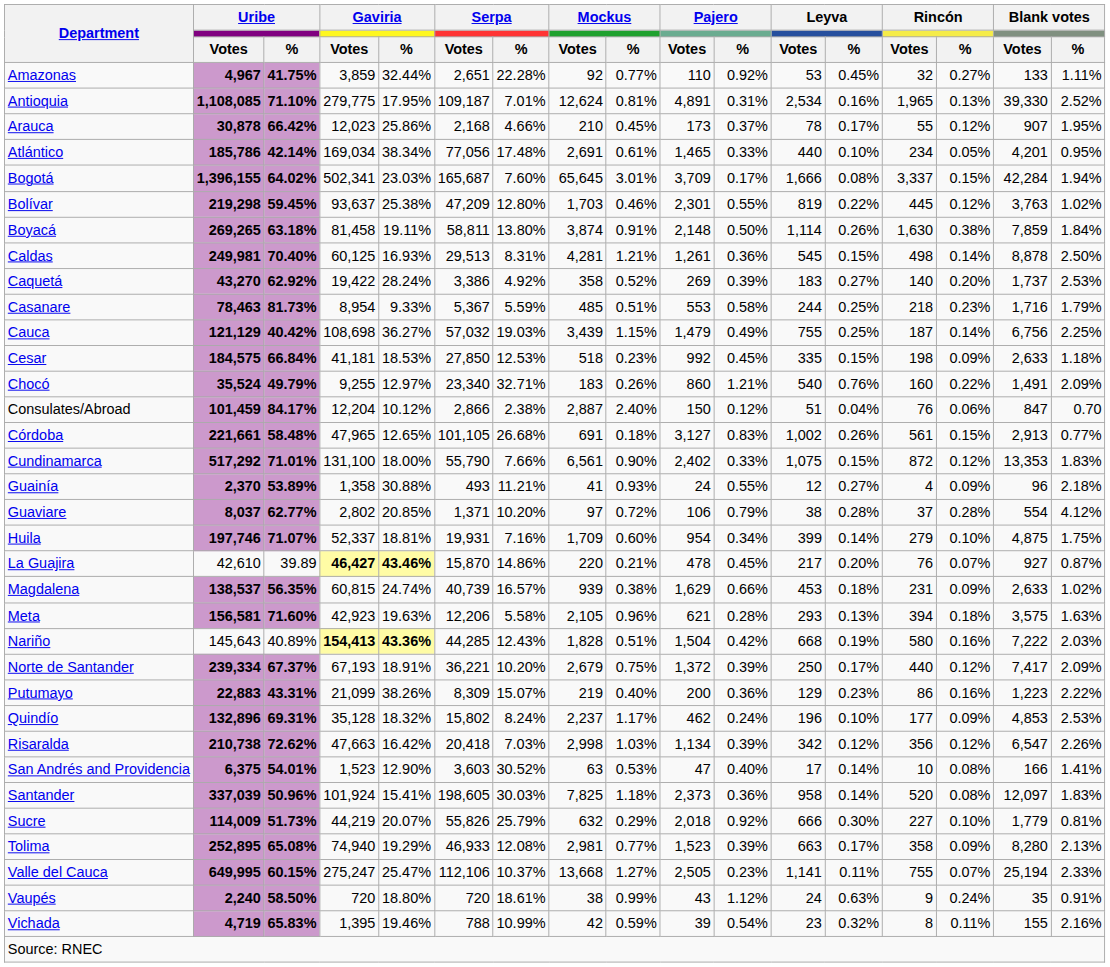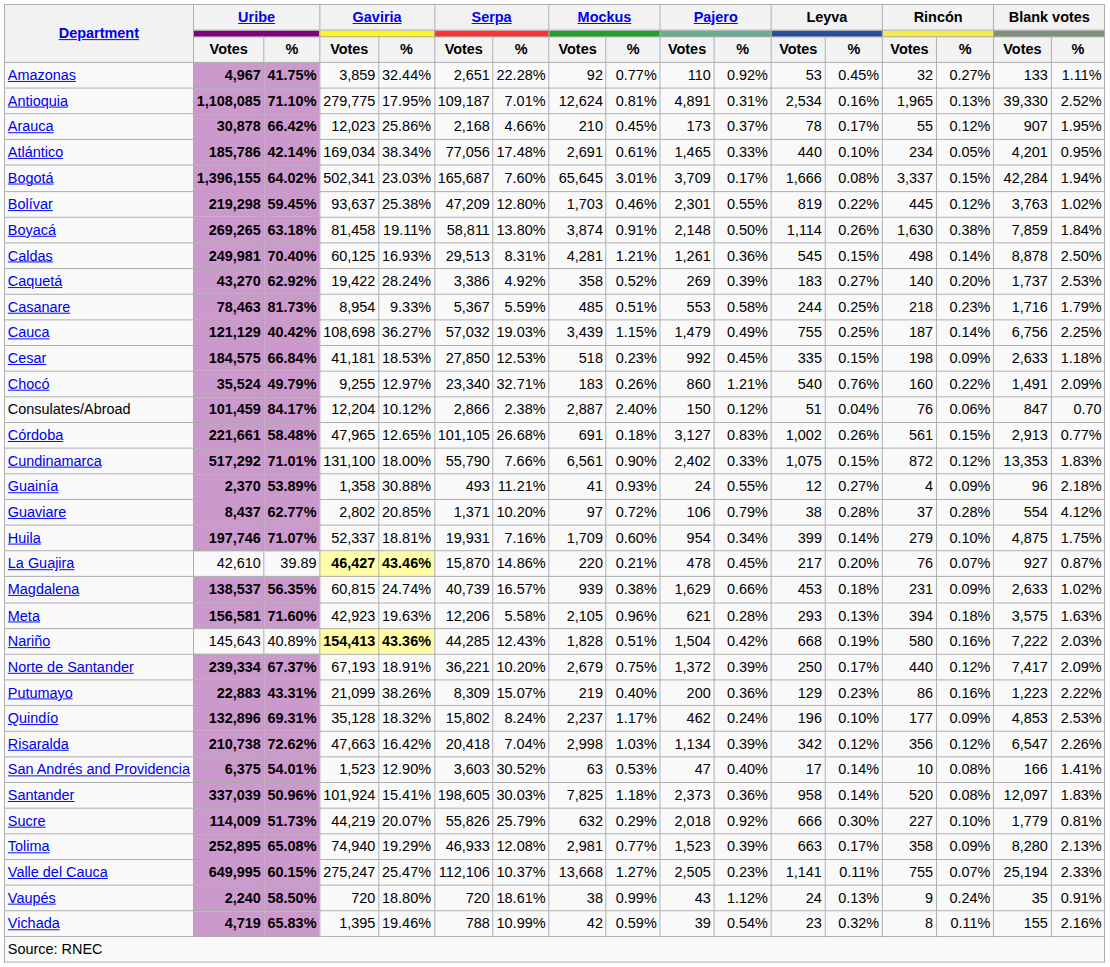(243, 512) 8,037 -> (243, 512) 8,437
(525, 744) 7.03% -> (525, 744) 7.04%
(859, 898) 0.63% -> (859, 898) 0.13%
